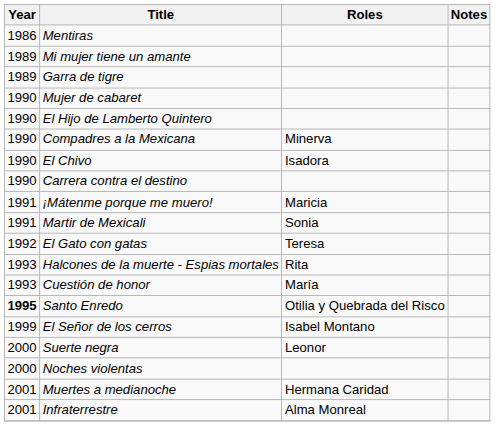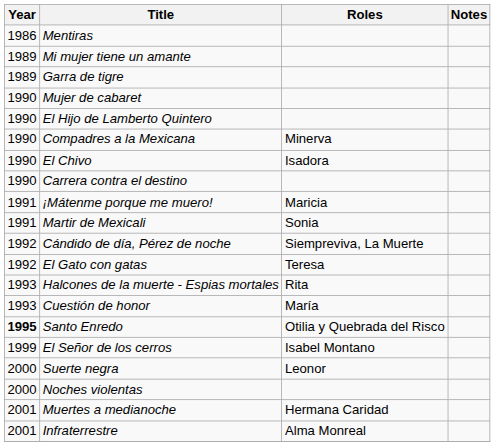+ row: (137, 243)
